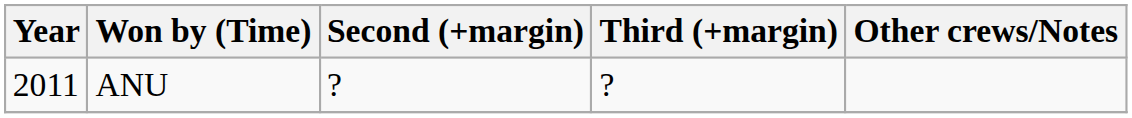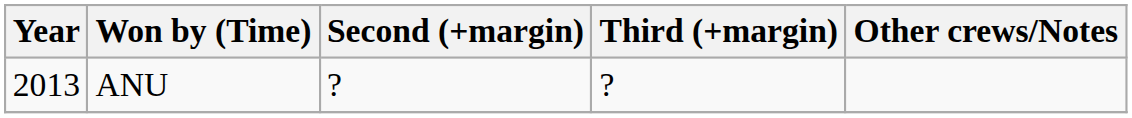(46, 84) 2011 -> (46, 84) 2013
